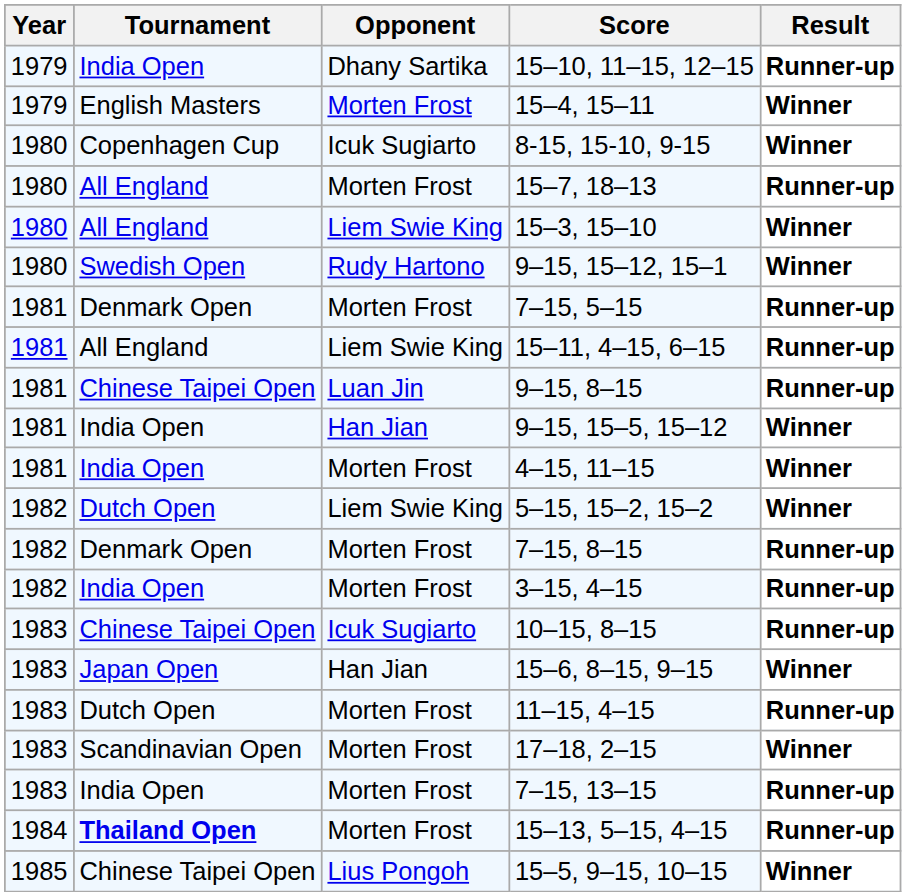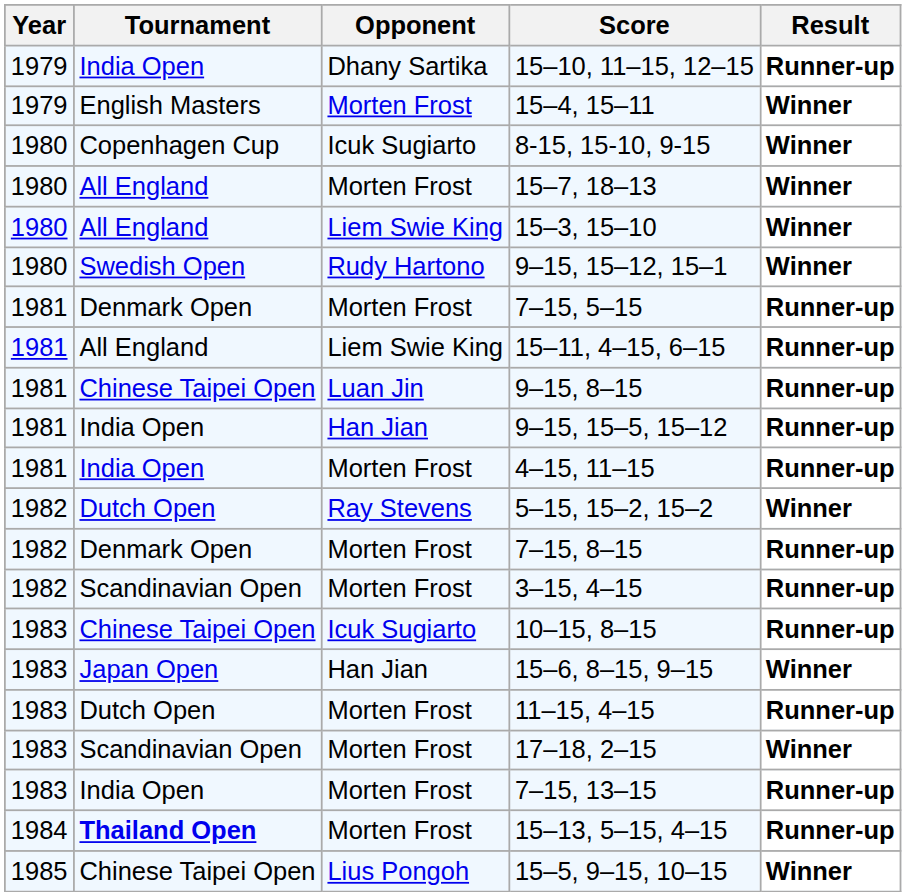(830, 186) Runner-up -> (809, 186) Winner
(809, 428) Winner -> (830, 428) Runner-up
(809, 468) Winner -> (830, 468) Runner-up
(415, 509) Liem Swie King -> (400, 509) Ray Stevens
(142, 589) India Open -> (191, 589) Scandinavian Open
